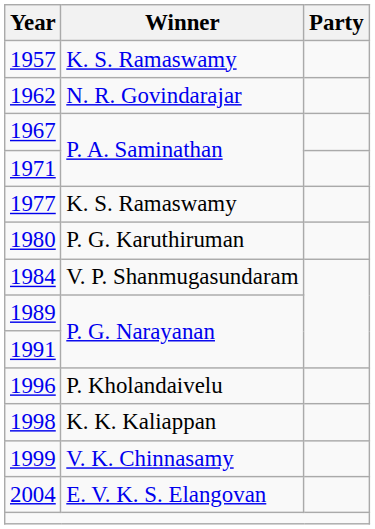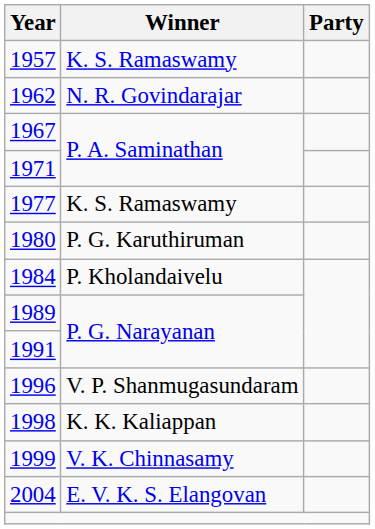(182, 276) V. P. Shanmugasundaram -> (144, 276) P. Kholandaivelu
(144, 385) P. Kholandaivelu -> (182, 385) V. P. Shanmugasundaram
